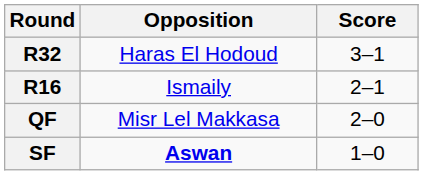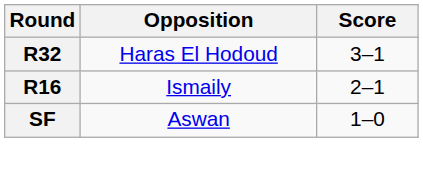- row: (42, 119)
(199, 152) bold -> (199, 119) normal
